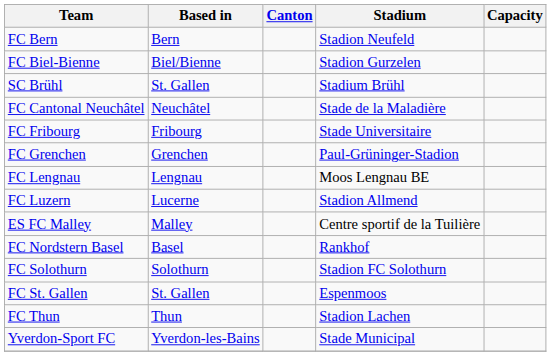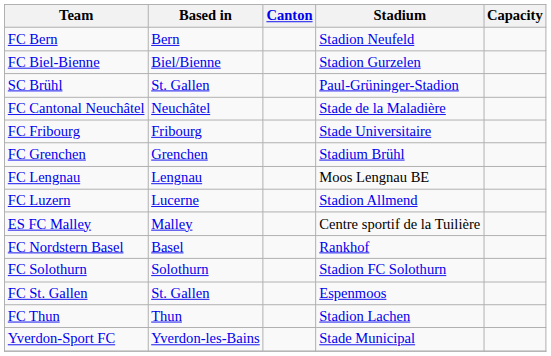(362, 85) Stadium Brühl -> (389, 85) Paul-Grüninger-Stadion
(389, 154) Paul-Grüninger-Stadion -> (362, 154) Stadium Brühl
